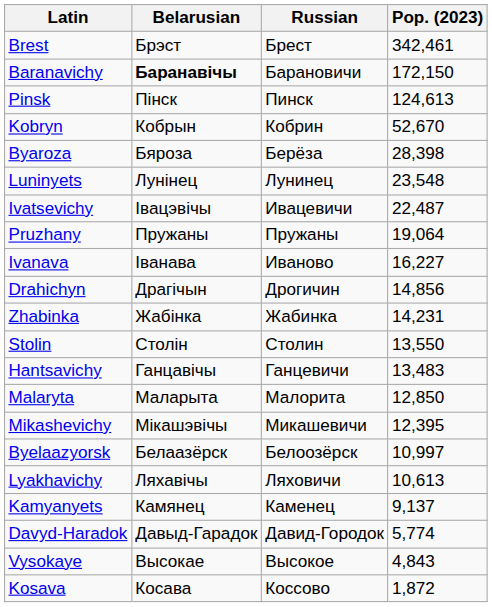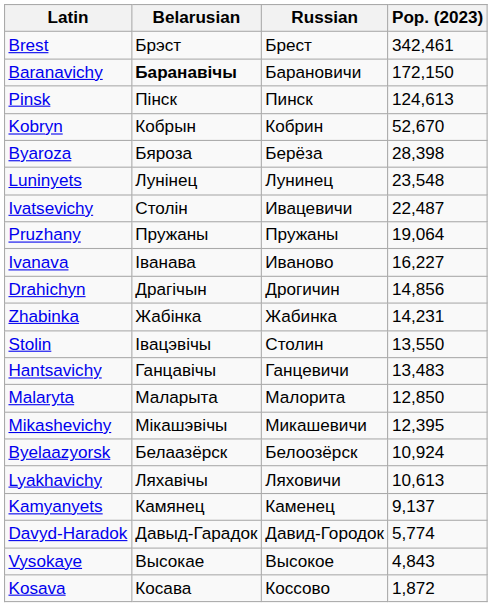(173, 208) Івацэвічы -> (162, 208) Столін
(162, 343) Столін -> (173, 343) Івацэвічы
(418, 452) 10,997 -> (418, 452) 10,924
